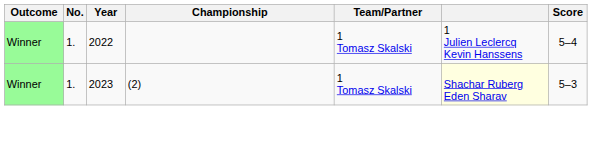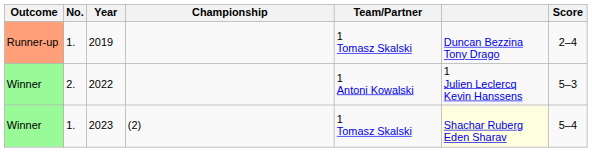+ row: (101, 42)
(71, 42) 1. -> (71, 84) 2.
(374, 42) 1 Tomasz Skalski -> (375, 84) 1 Antoni Kowalski
(568, 42) 5–4 -> (568, 84) 5–3
(568, 84) 5–3 -> (568, 126) 5–4
